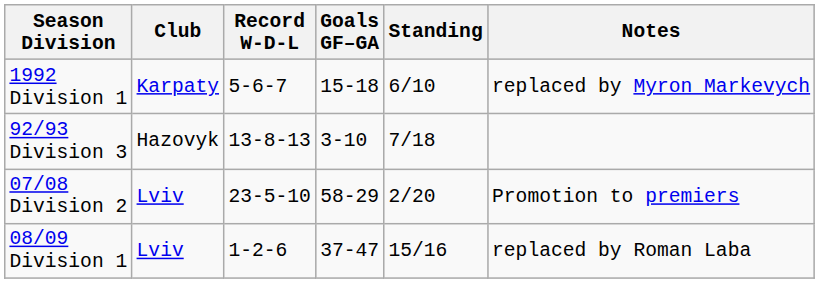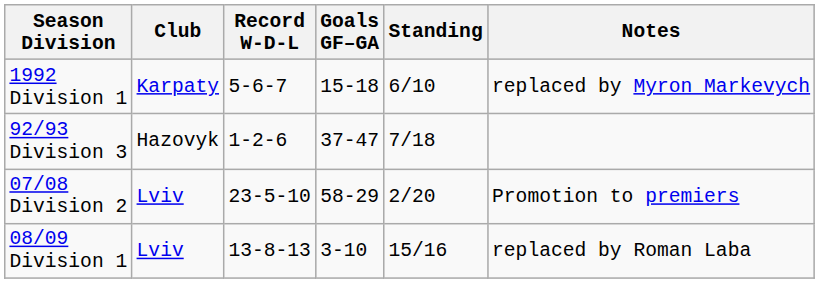(270, 141) 13-8-13 -> (258, 141) 1-2-6
(344, 141) 3-10 -> (350, 141) 37-47
(258, 251) 1-2-6 -> (270, 251) 13-8-13
(350, 251) 37-47 -> (344, 251) 3-10
